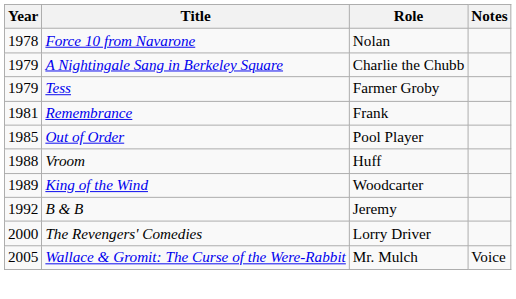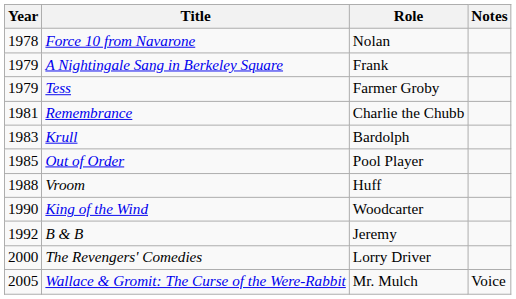(409, 64) Charlie the Chubb -> (371, 64) Frank
(371, 112) Frank -> (409, 112) Charlie the Chubb
+ row: (61, 137)
(23, 185) 1989 -> (23, 209) 1990
